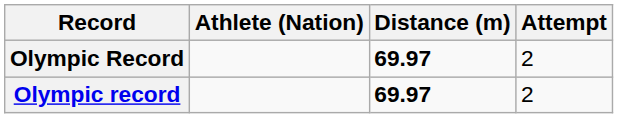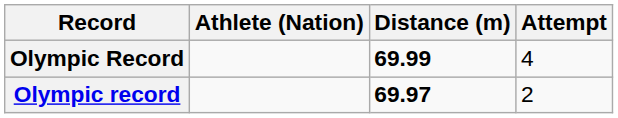(403, 58) 69.97 -> (403, 58) 69.99
(527, 58) 2 -> (527, 58) 4
